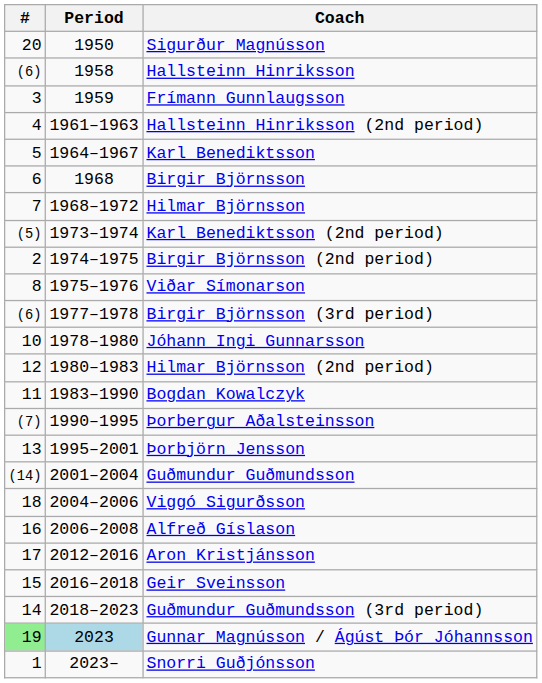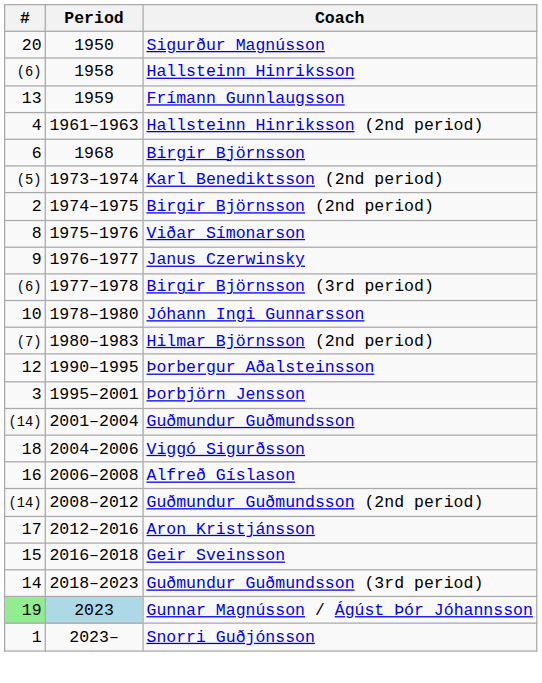(37, 99) 3 -> (32, 99) 13
- row: (231, 153)
- row: (226, 206)
+ row: (226, 260)
(32, 368) 12 -> (29, 342) (7)
- row: (226, 395)
(29, 422) (7) -> (32, 368) 12
(32, 449) 13 -> (37, 395) 3
+ row: (315, 502)
